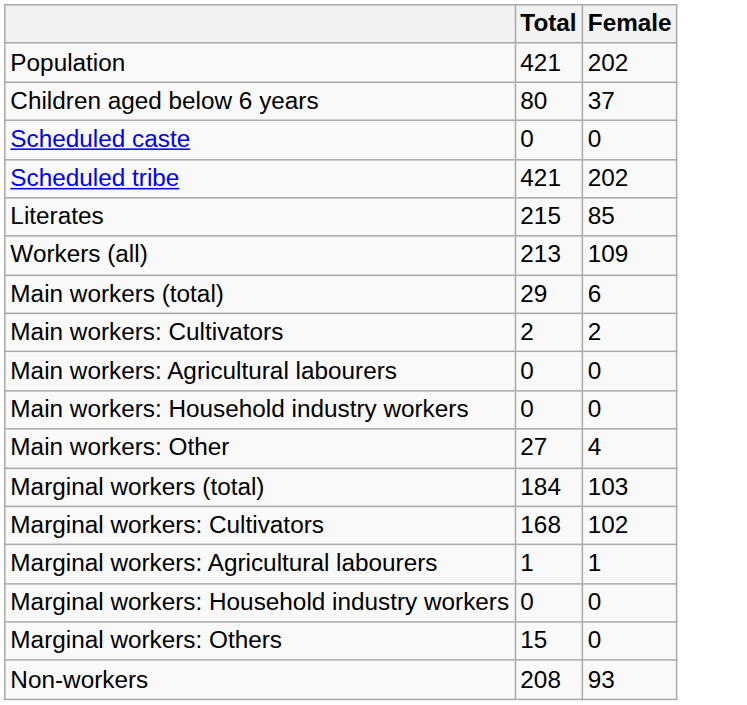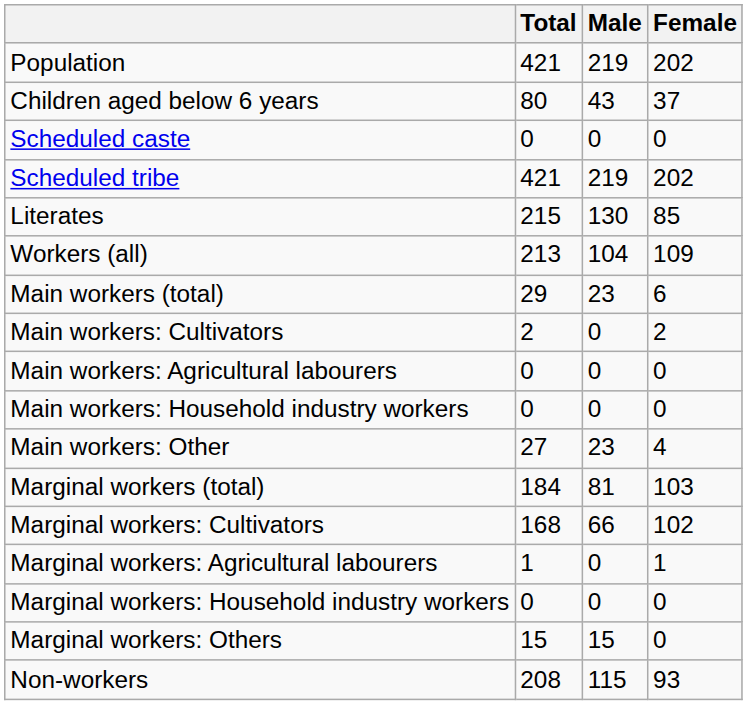+ column: (615, 23)
